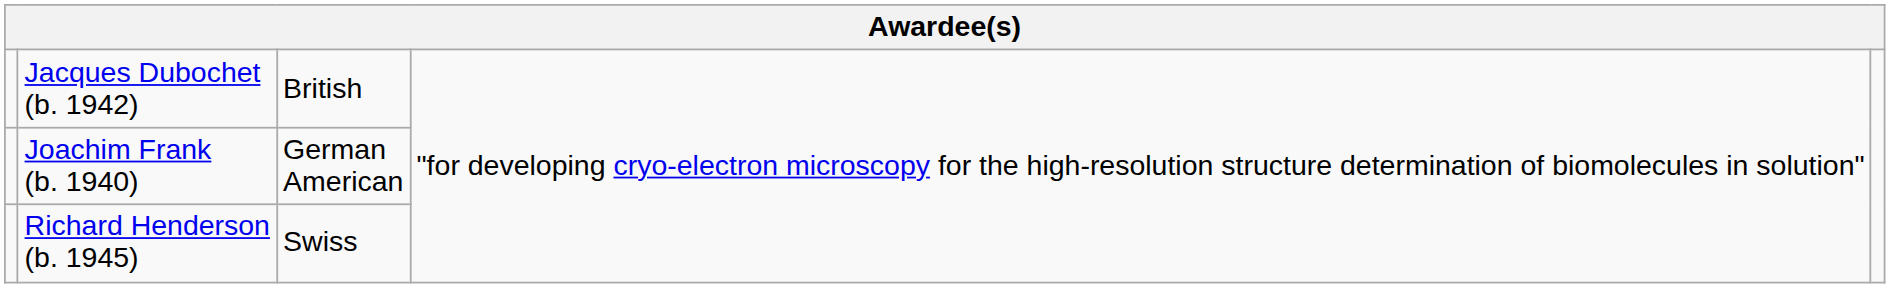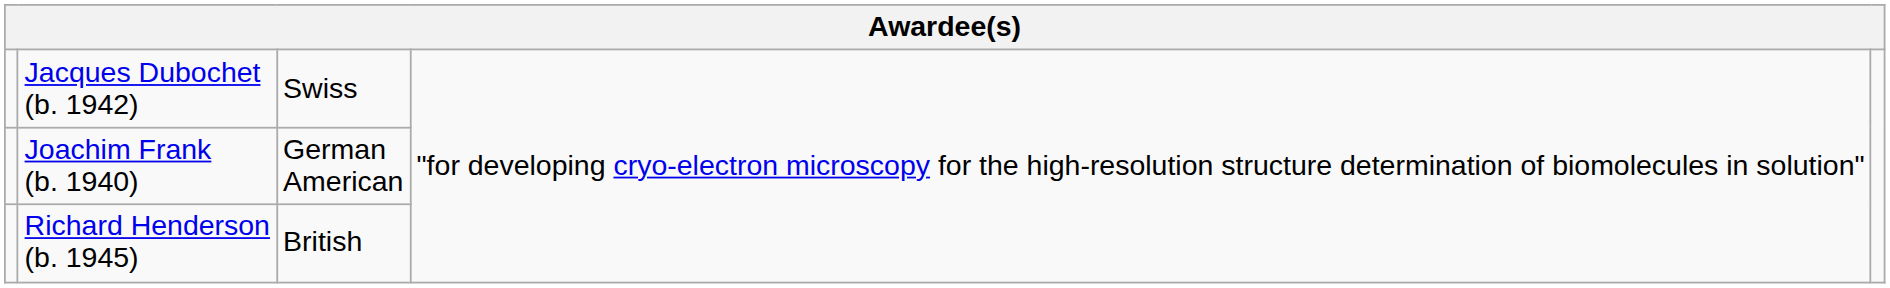(323, 88) British -> (320, 88) Swiss
(320, 242) Swiss -> (323, 242) British
